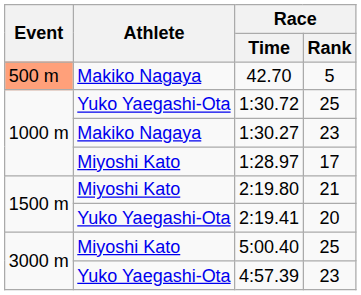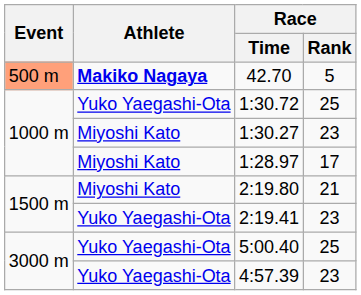(139, 76) normal -> (142, 76) bold
(139, 133) Makiko Nagaya -> (129, 133) Miyoshi Kato
(330, 218) 20 -> (330, 218) 23
(129, 247) Miyoshi Kato -> (154, 247) Yuko Yaegashi-Ota
